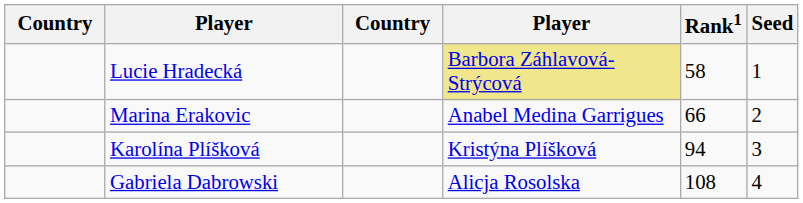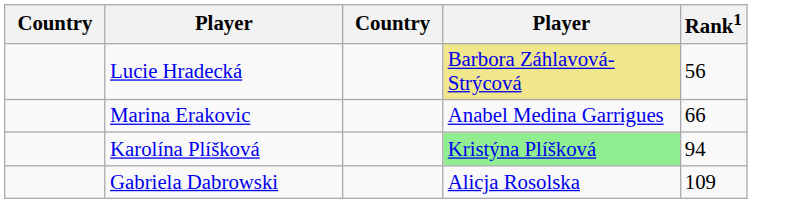- column: (772, 23)
(695, 71) 58 -> (695, 71) 56
(522, 148) no background -> (522, 148) lightgreen background
(700, 181) 108 -> (700, 181) 109
